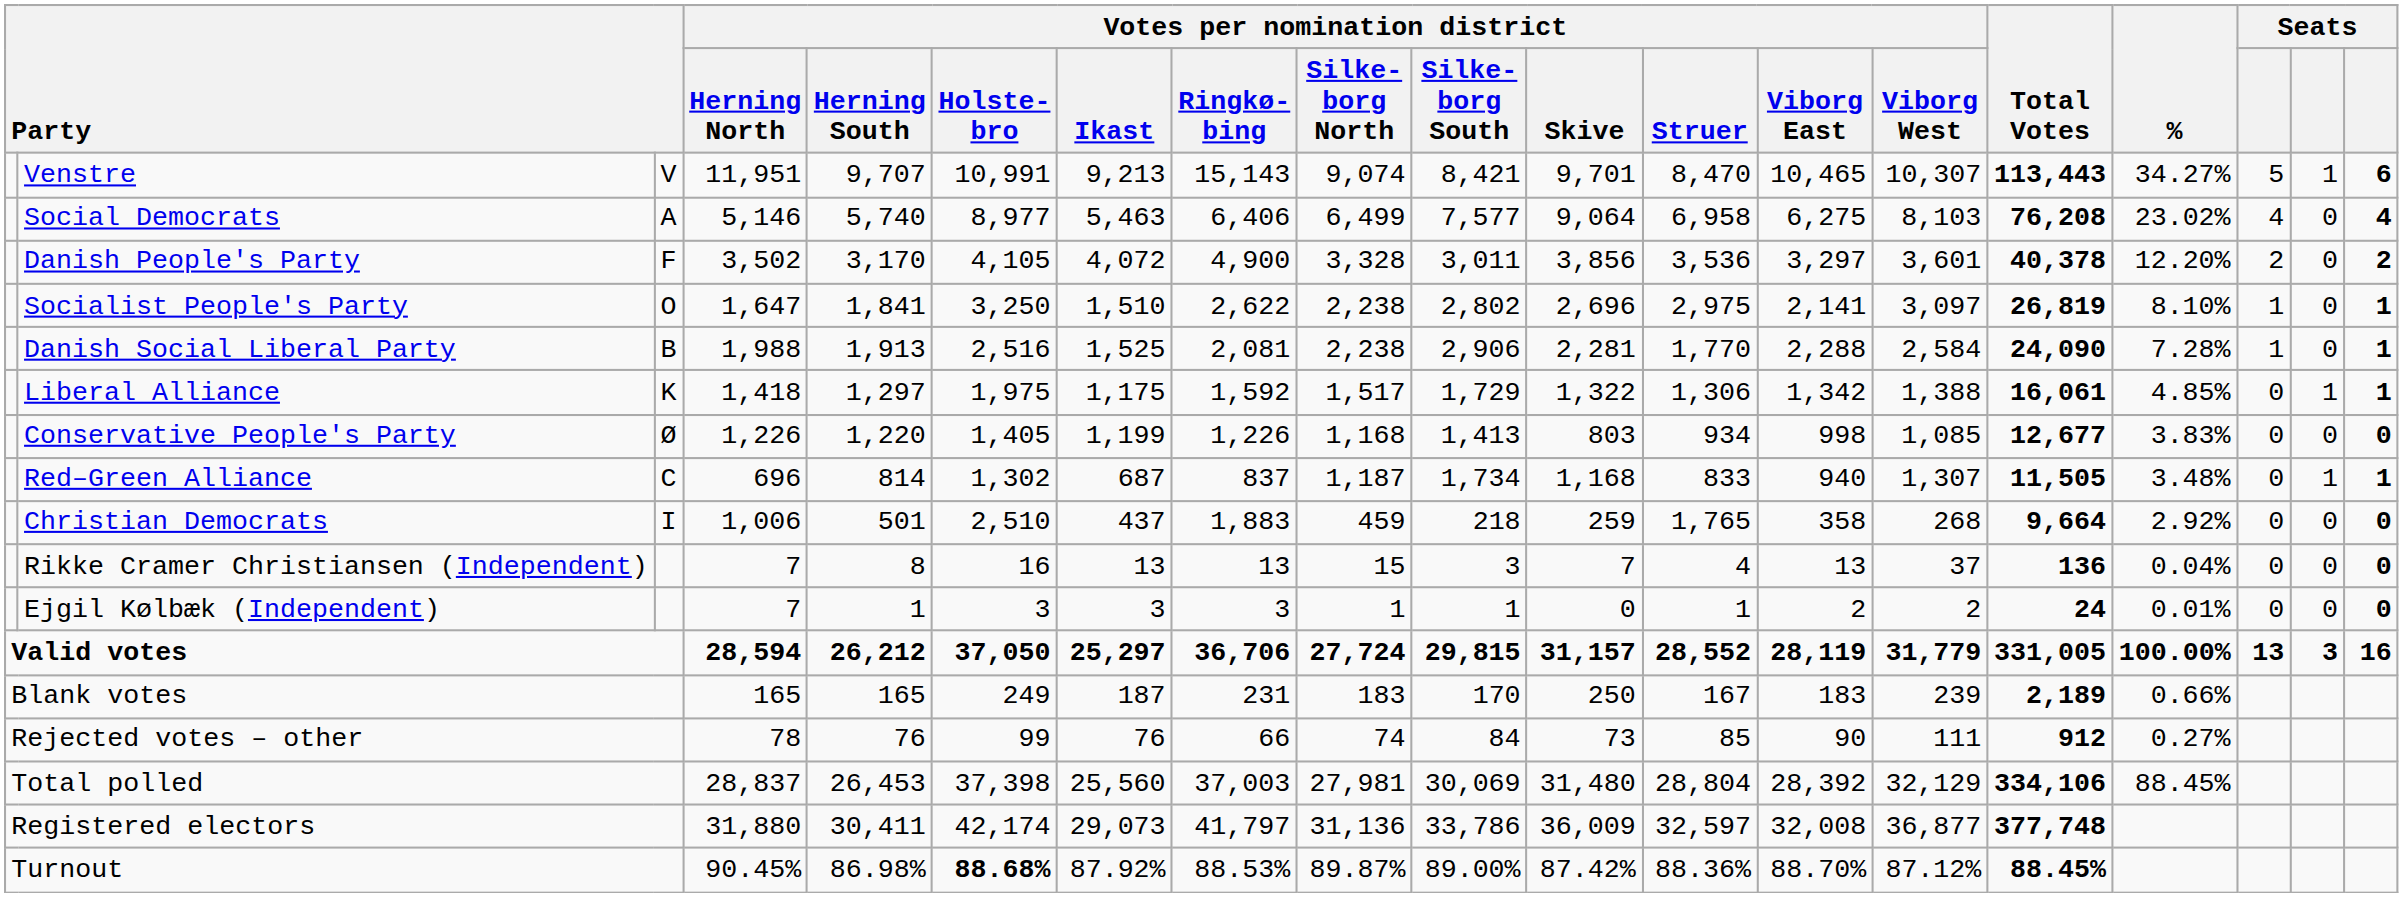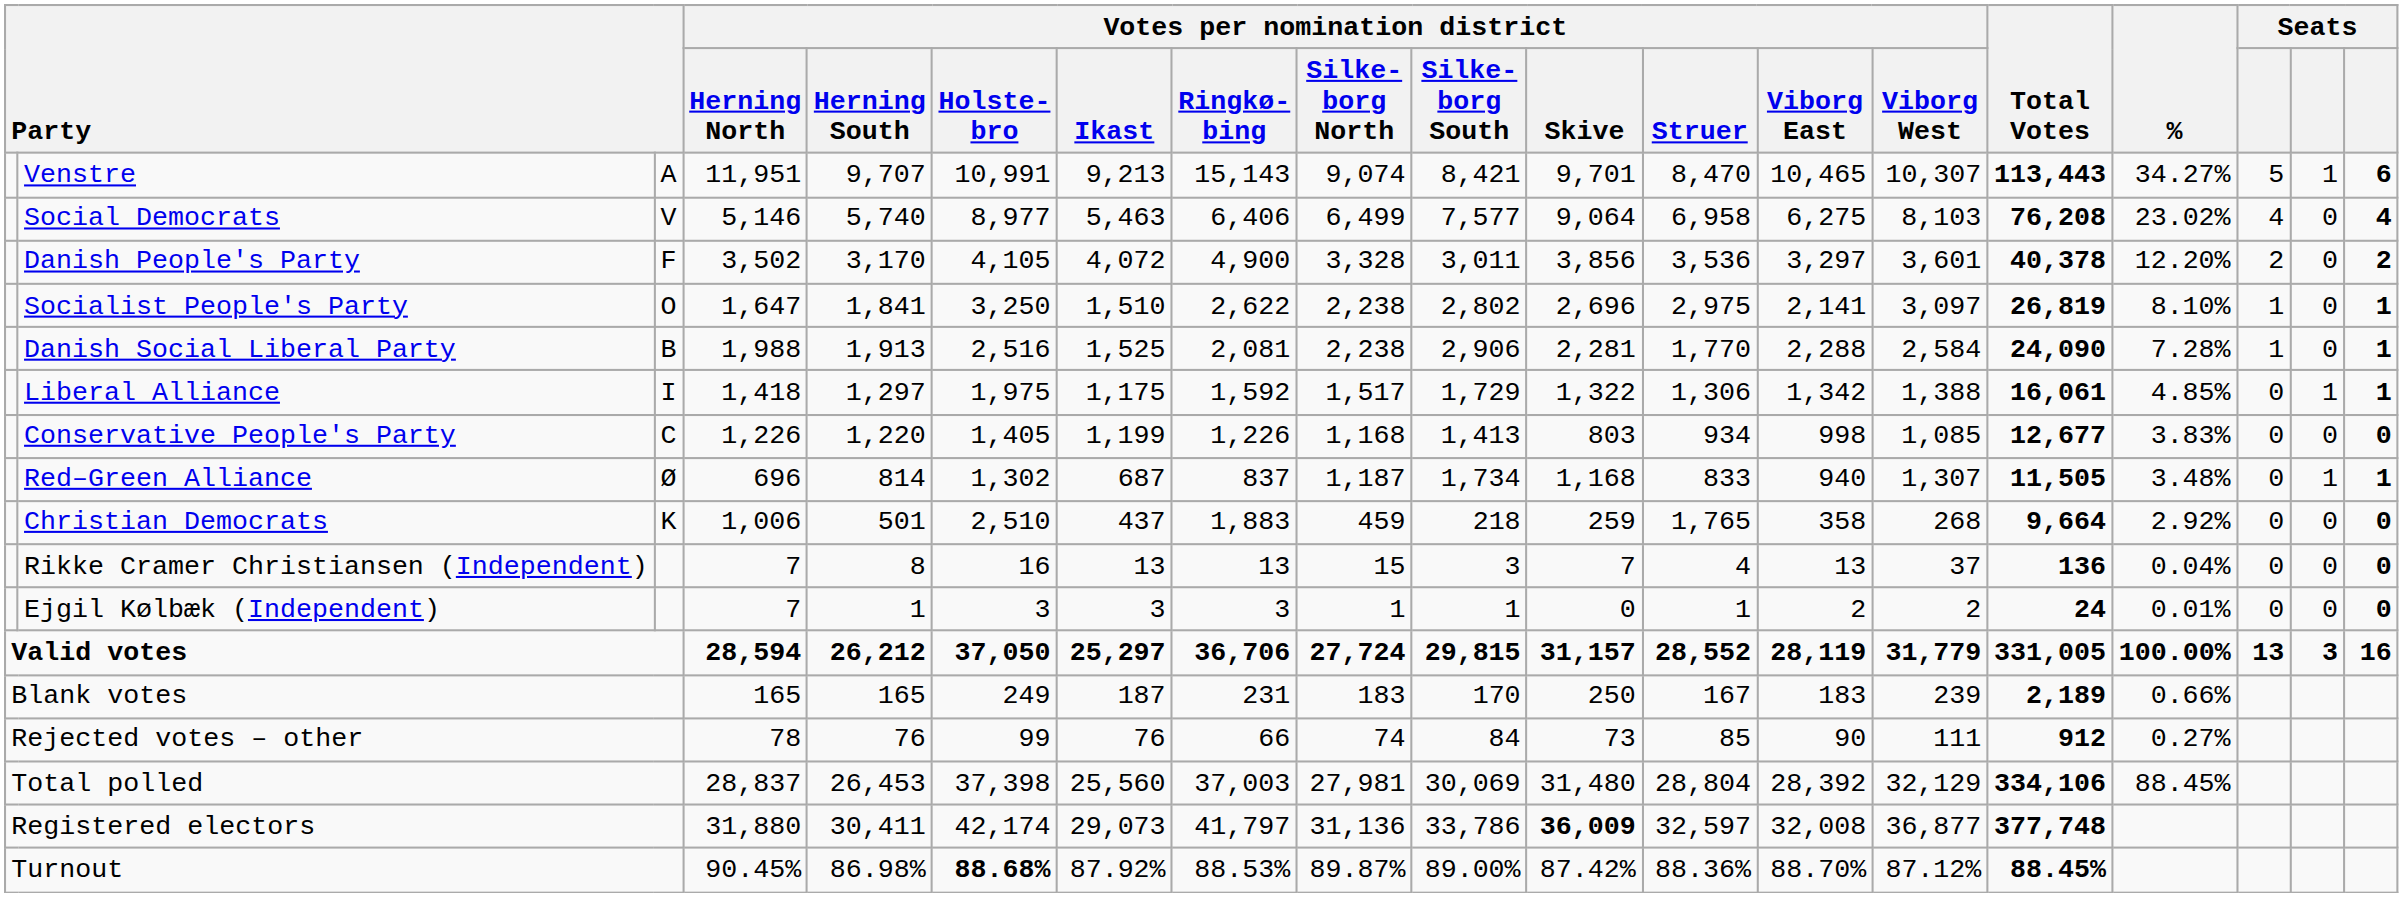(669, 175) V -> (669, 175) A
(669, 219) A -> (669, 219) V
(669, 392) K -> (669, 392) I
(669, 436) Ø -> (669, 436) C
(669, 479) C -> (669, 479) Ø
(669, 523) I -> (669, 523) K
(1588, 827) normal -> (1588, 827) bold
